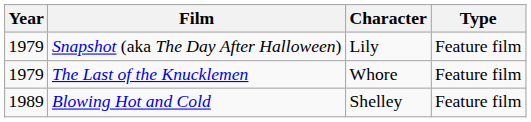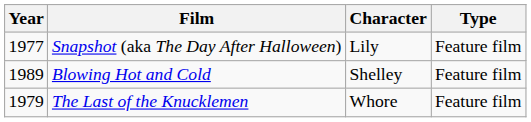(26, 46) 1979 -> (26, 46) 1977
rows swapped: (150, 74) <-> (131, 102)
